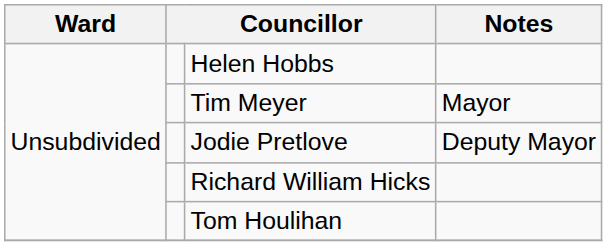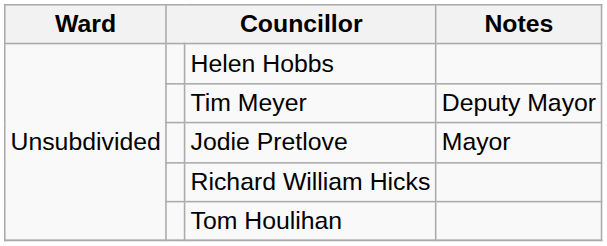(476, 102) Mayor -> (519, 102) Deputy Mayor
(519, 142) Deputy Mayor -> (476, 142) Mayor
